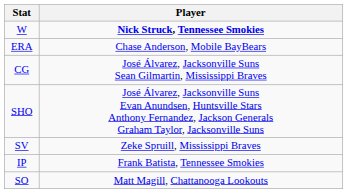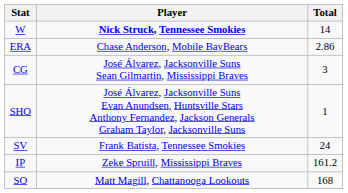+ column: (325, 13)
(191, 146) Zeke Spruill, Mississippi Braves -> (172, 146) Frank Batista, Tennessee Smokies
(191, 163) Frank Batista, Tennessee Smokies -> (172, 163) Zeke Spruill, Mississippi Braves
